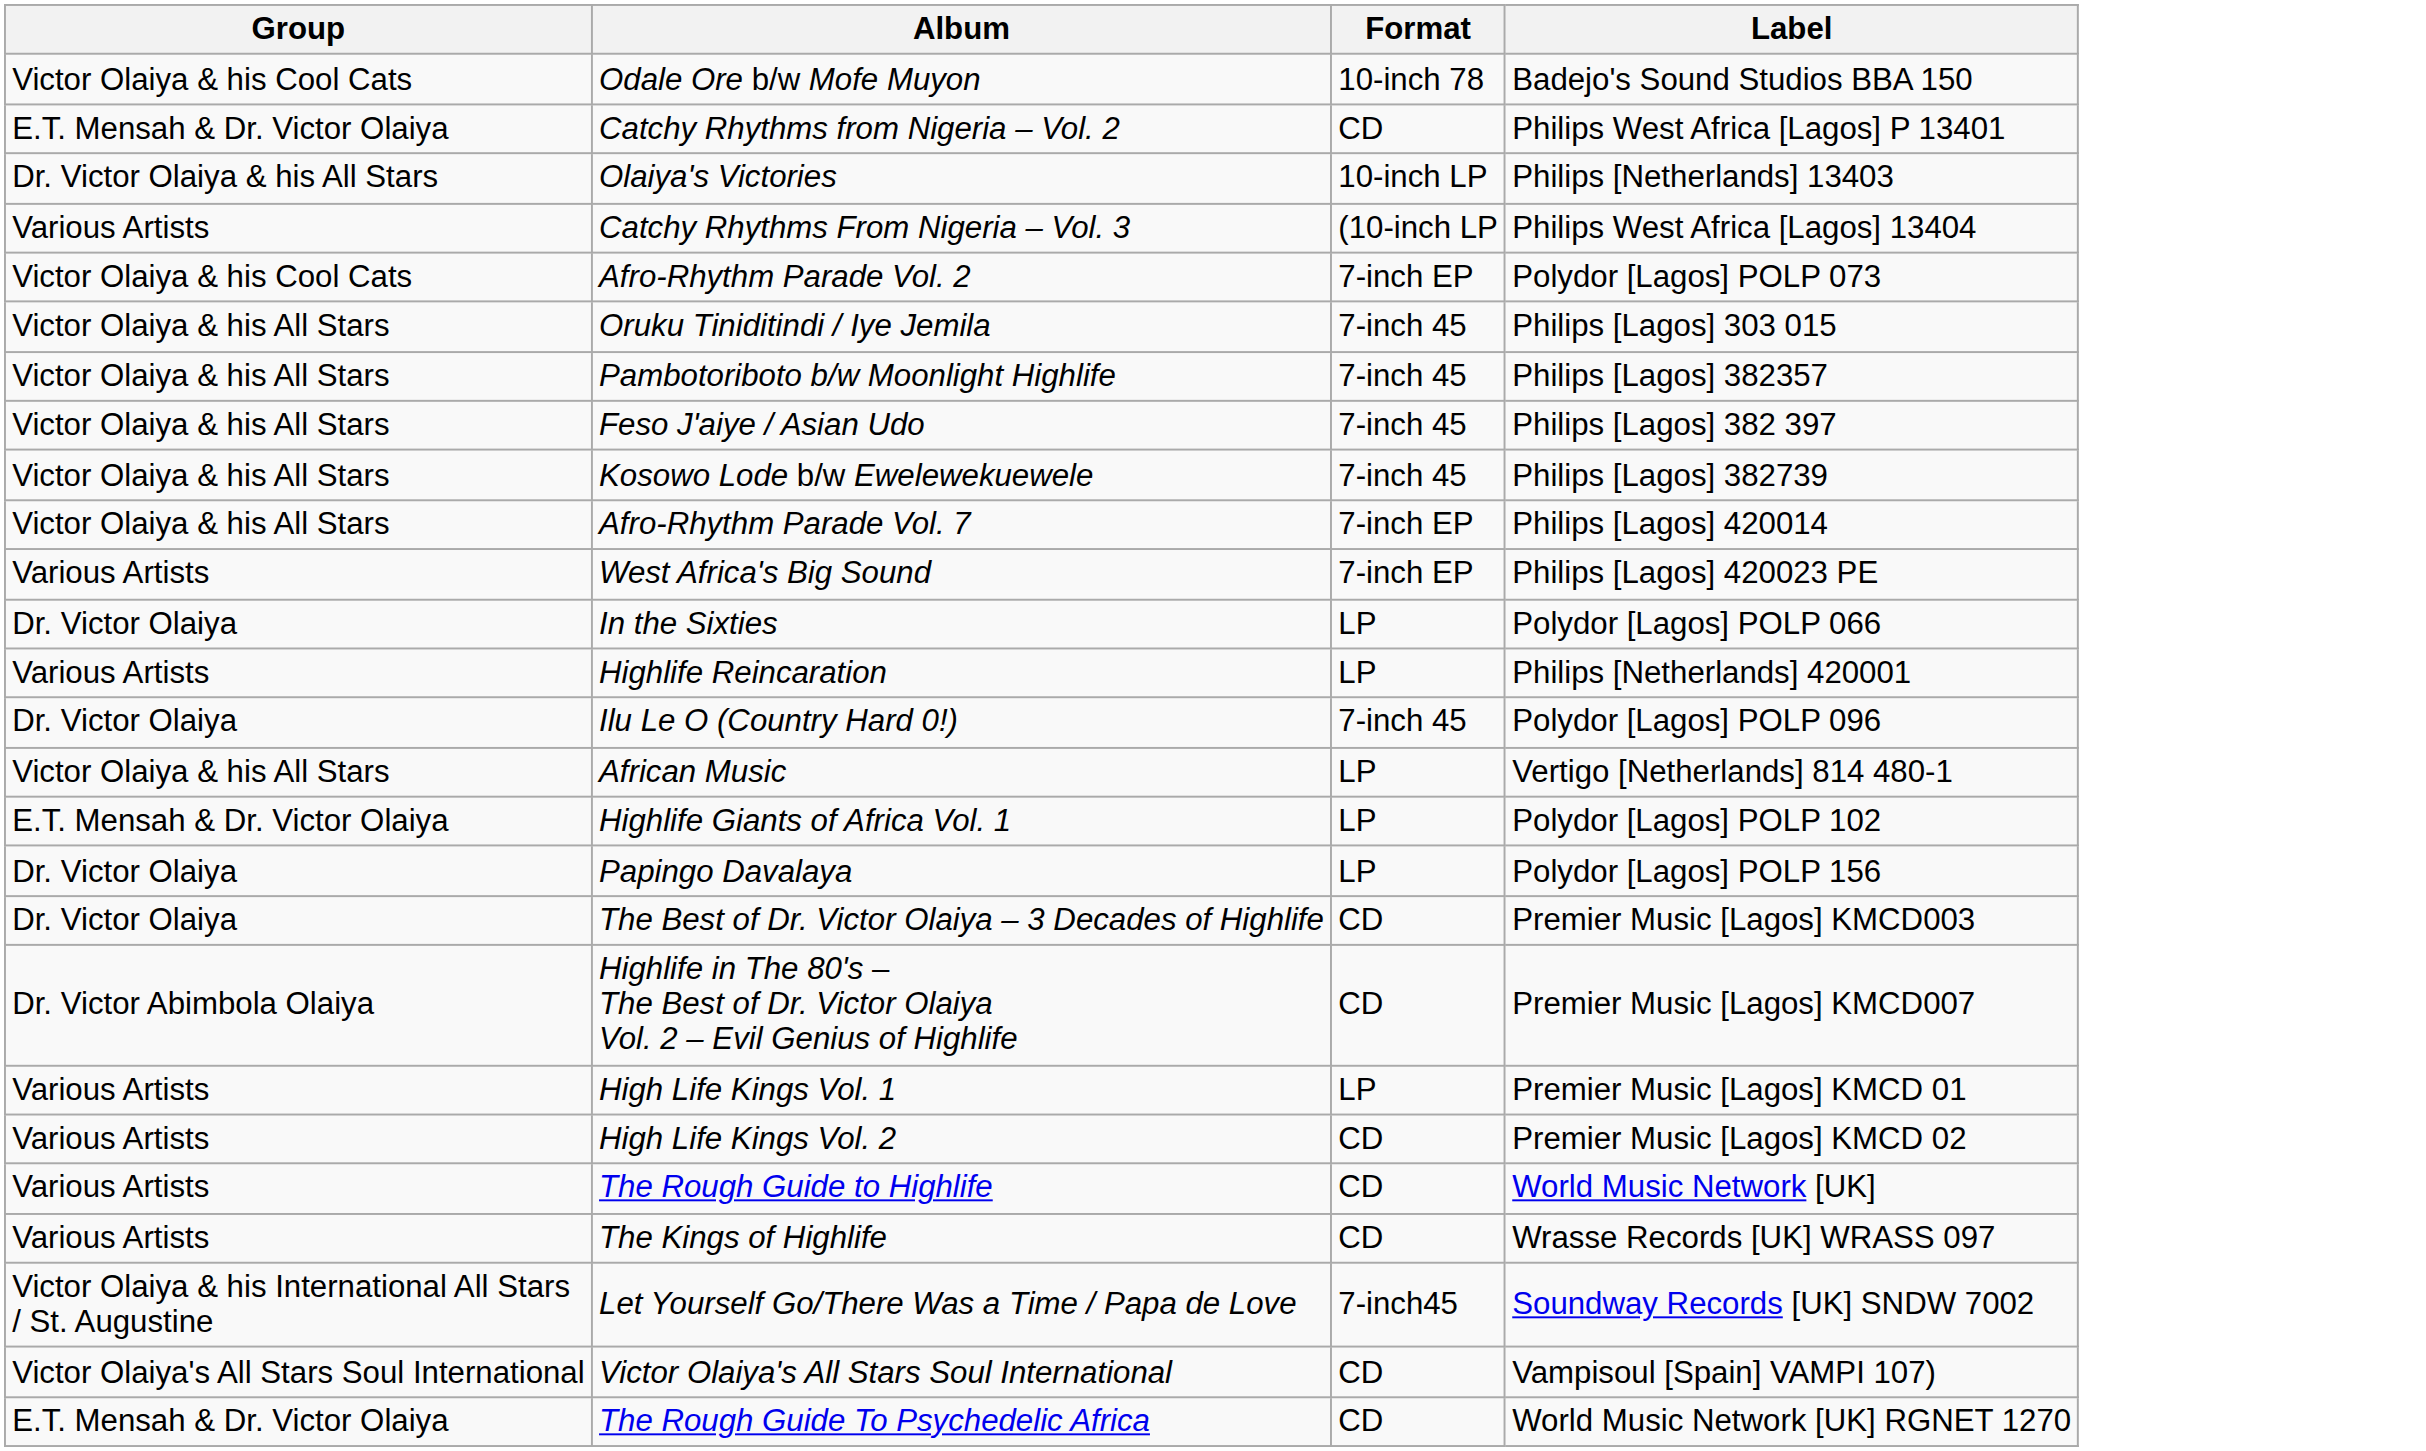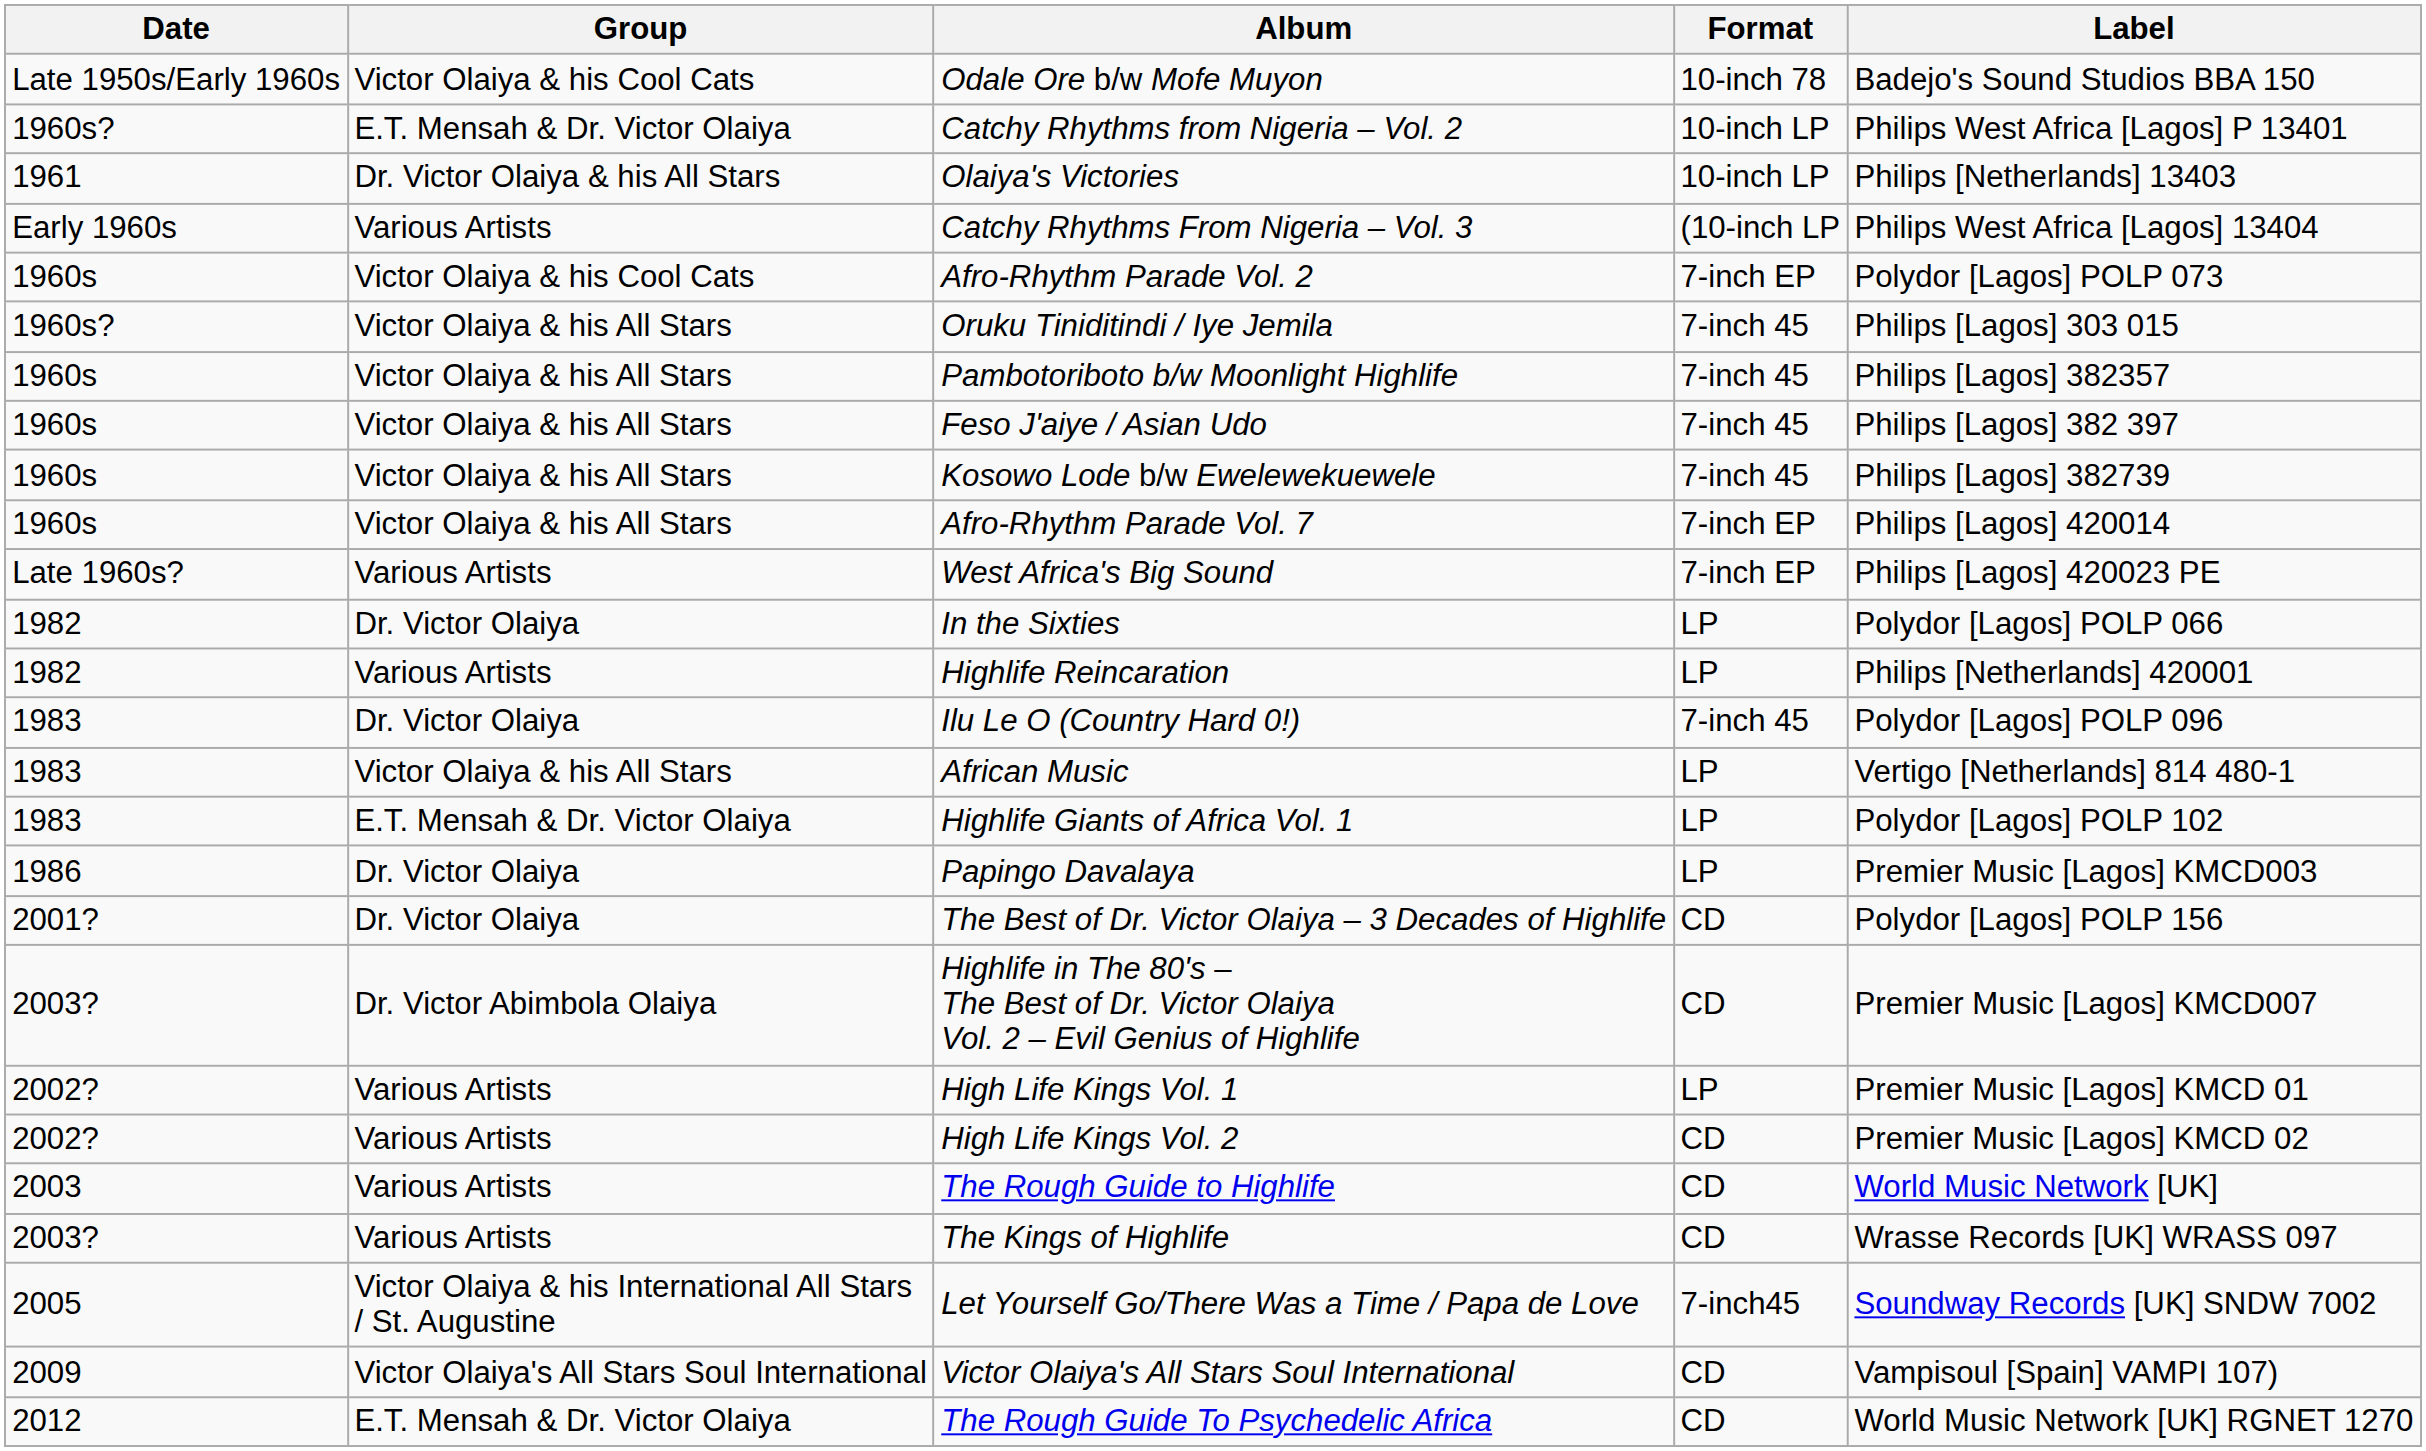+ column: (176, 29)
(1361, 128) CD -> (1755, 128) 10-inch LP
(1697, 870) Polydor [Lagos] POLP 156 -> (2086, 870) Premier Music [Lagos] KMCD003
(1744, 919) Premier Music [Lagos] KMCD003 -> (2039, 919) Polydor [Lagos] POLP 156
